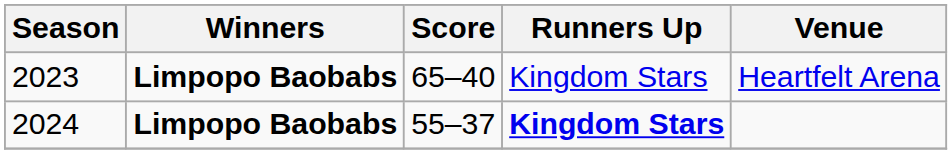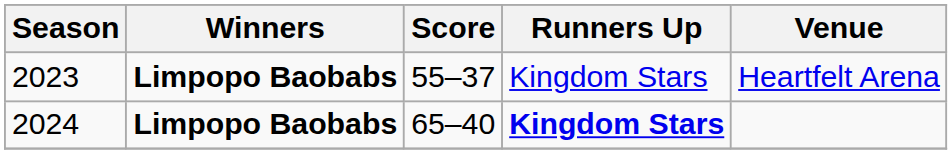(453, 76) 65–40 -> (453, 76) 55–37
(453, 124) 55–37 -> (453, 124) 65–40
